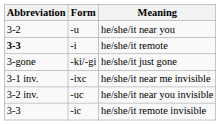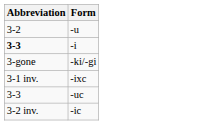- column: (157, 12)
(23, 95) 3-2 inv. -> (14, 95) 3-3
(14, 111) 3-3 -> (23, 111) 3-2 inv.
